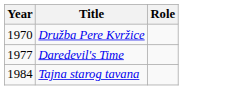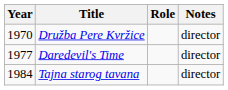+ column: (201, 14)
